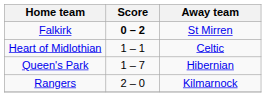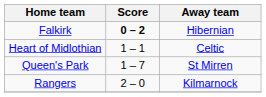(210, 30) St Mirren -> (210, 30) Hibernian
(210, 65) Hibernian -> (210, 65) St Mirren
